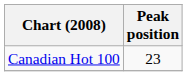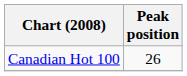(153, 58) 23 -> (153, 58) 26
